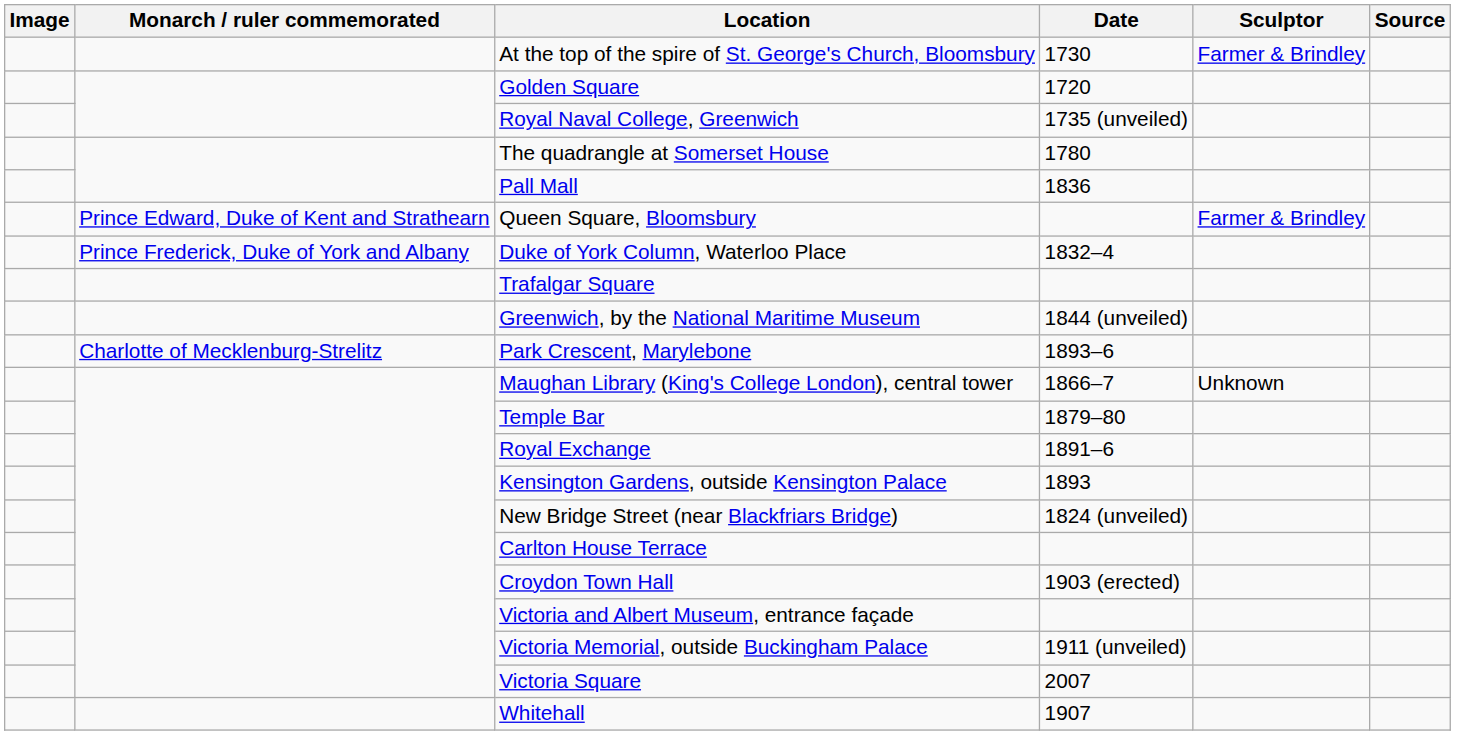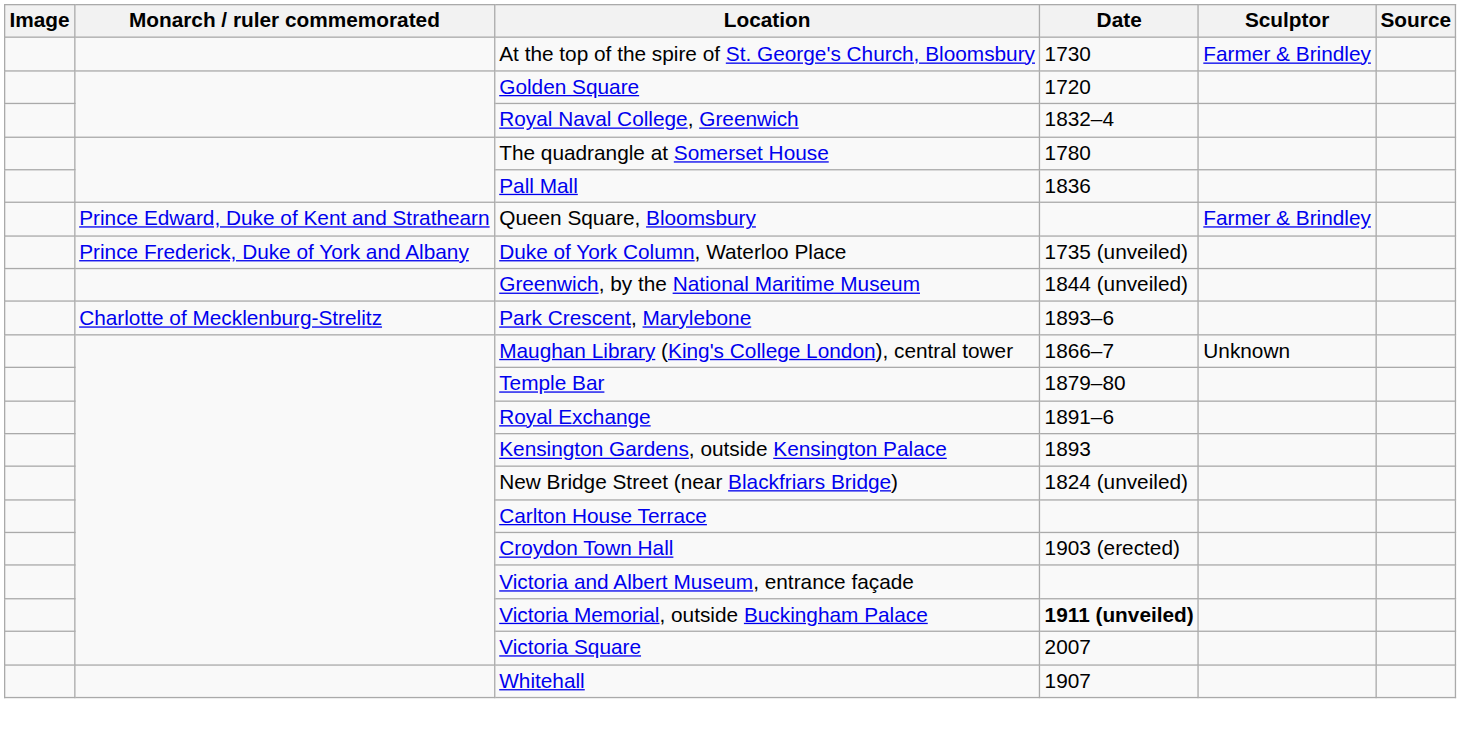(1116, 119) 1735 (unveiled) -> (1079, 119) 1832–4
(1079, 251) 1832–4 -> (1116, 251) 1735 (unveiled)
- row: (577, 284)
(1116, 647) normal -> (1119, 614) bold
